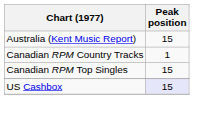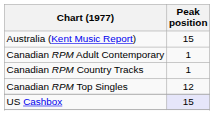+ row: (85, 54)
(167, 70) 15 -> (188, 86) 12
